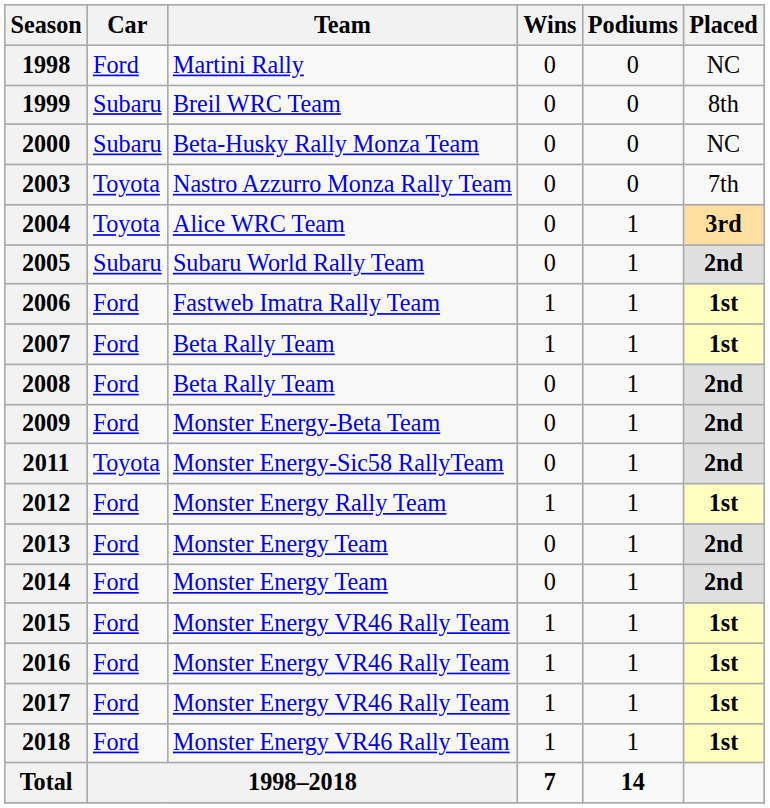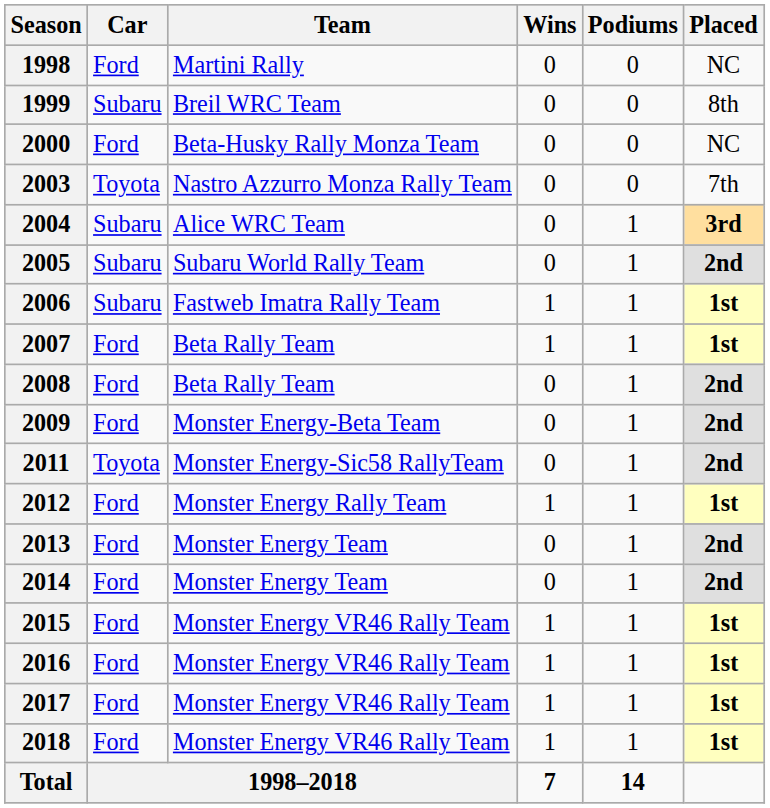(127, 144) Subaru -> (116, 144) Ford
(126, 224) Toyota -> (127, 224) Subaru
(116, 304) Ford -> (127, 304) Subaru
